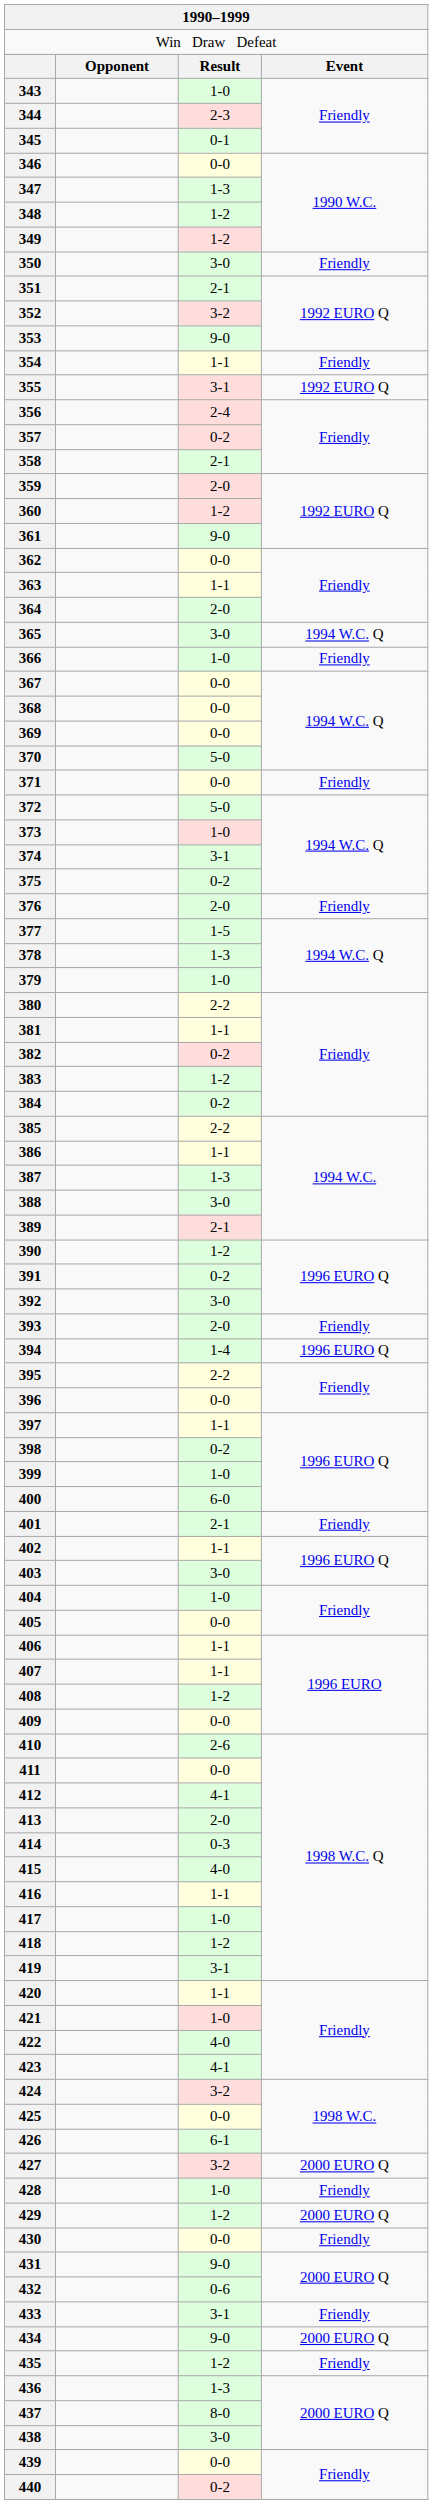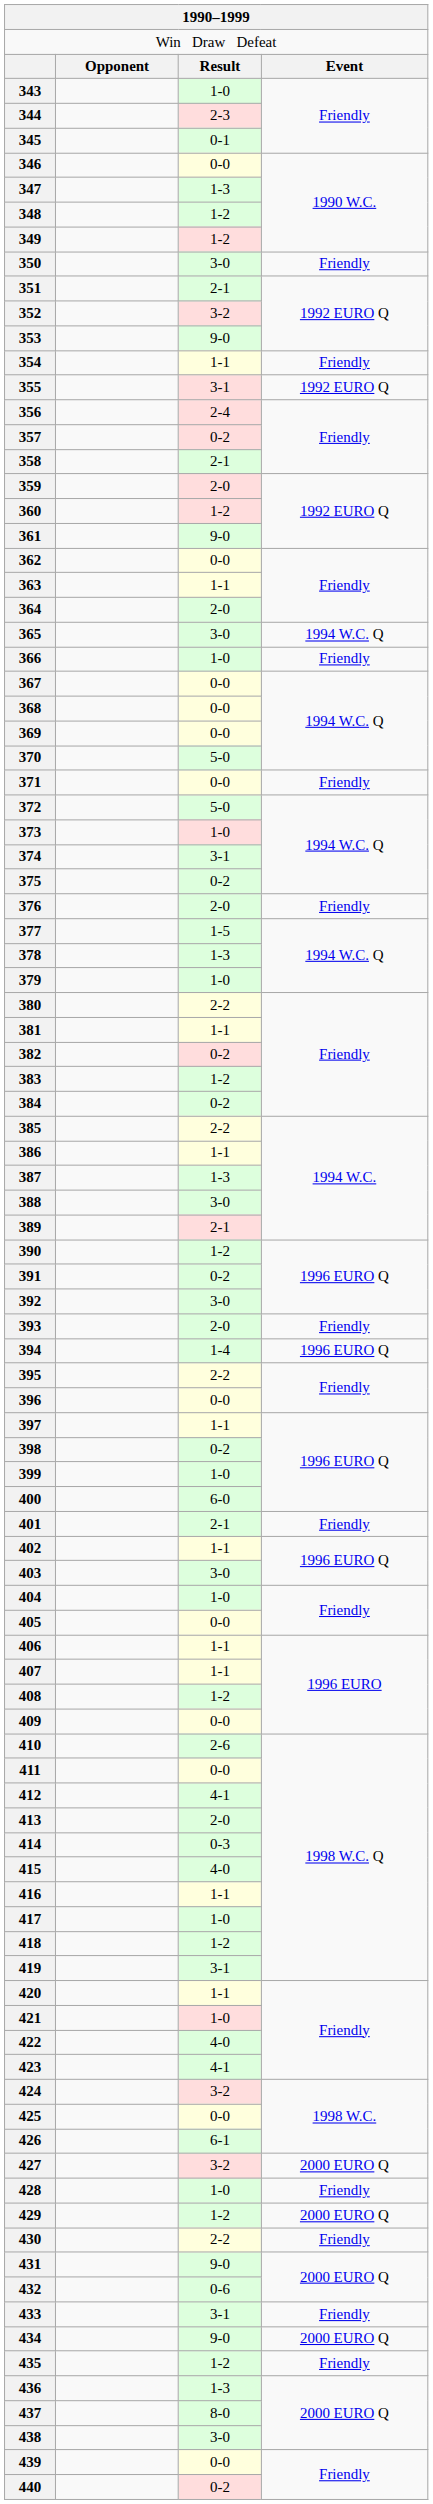(220, 2240) 0-0 -> (220, 2240) 2-2
